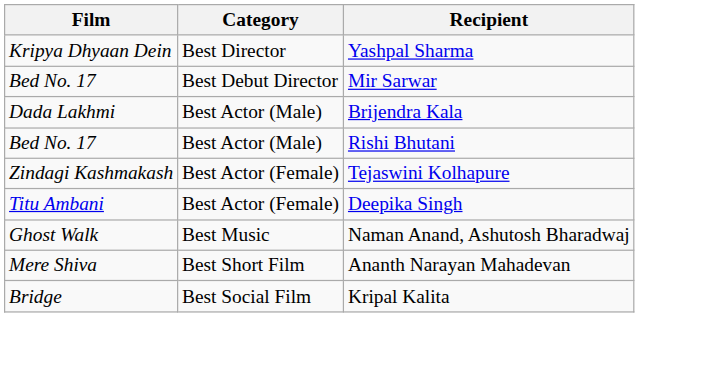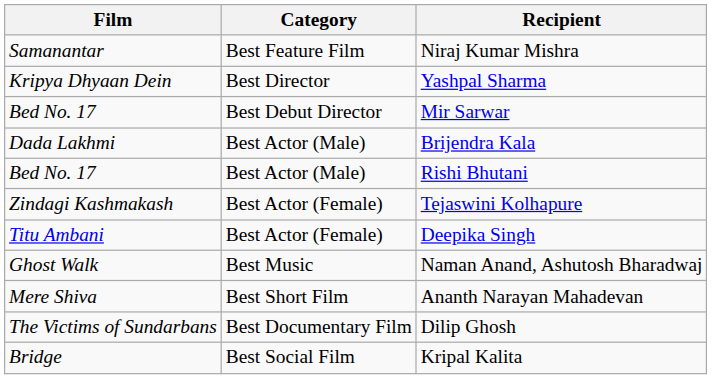+ row: (500, 50)
+ row: (468, 326)
